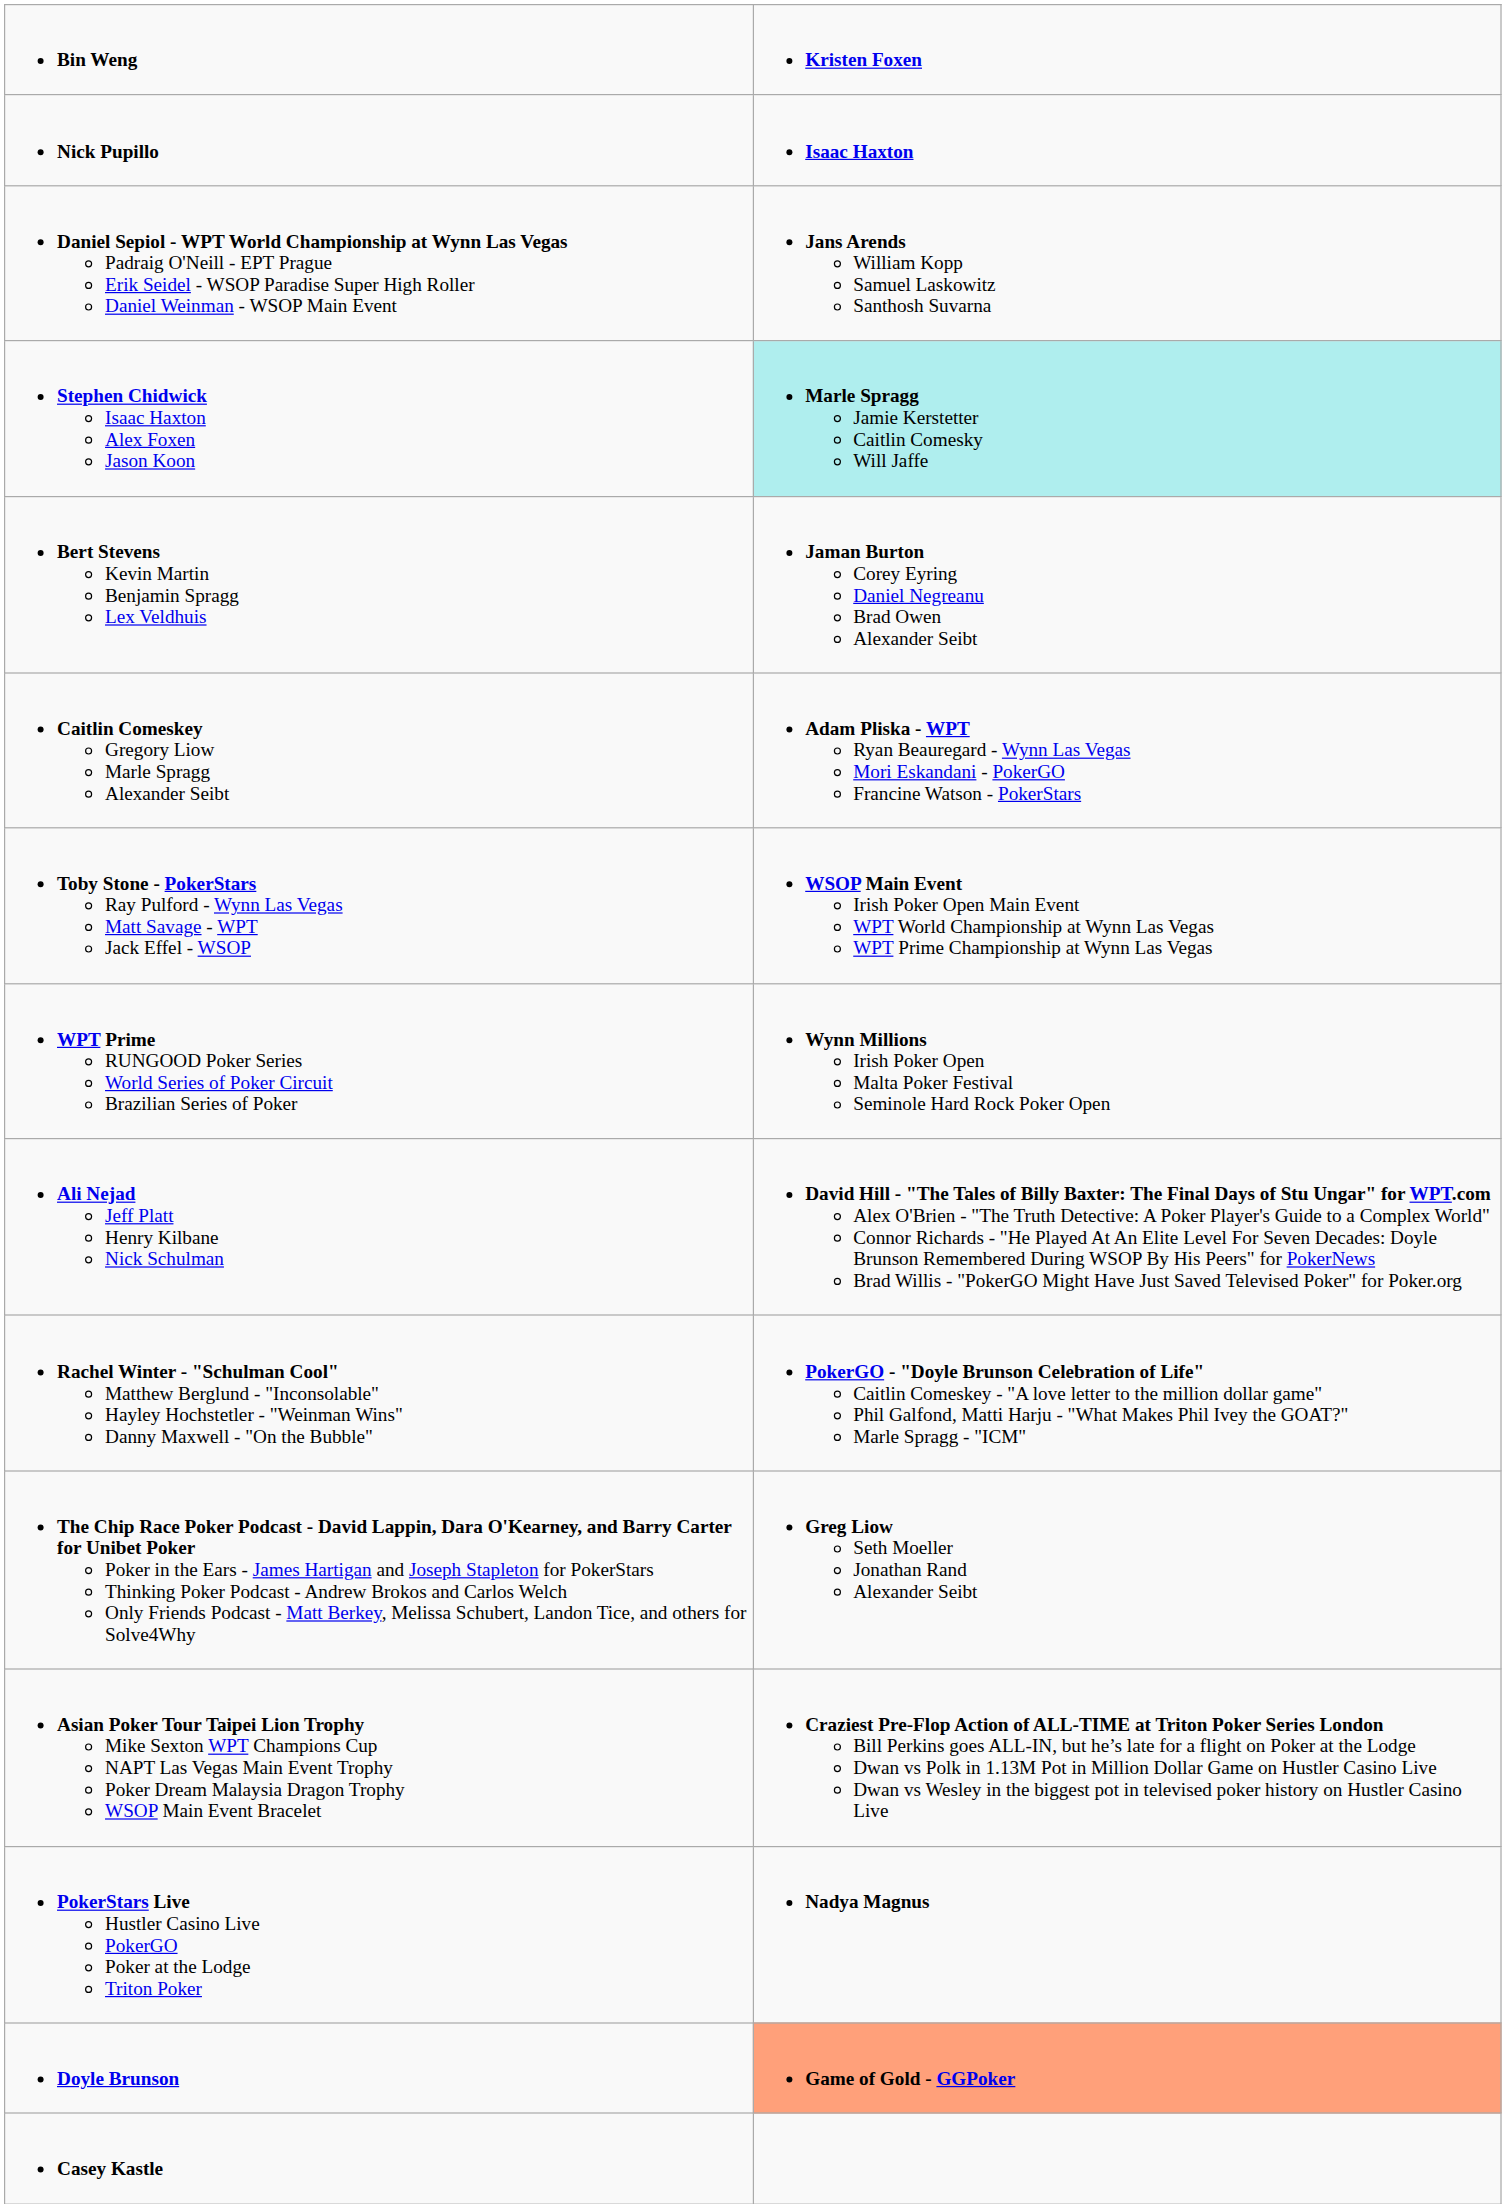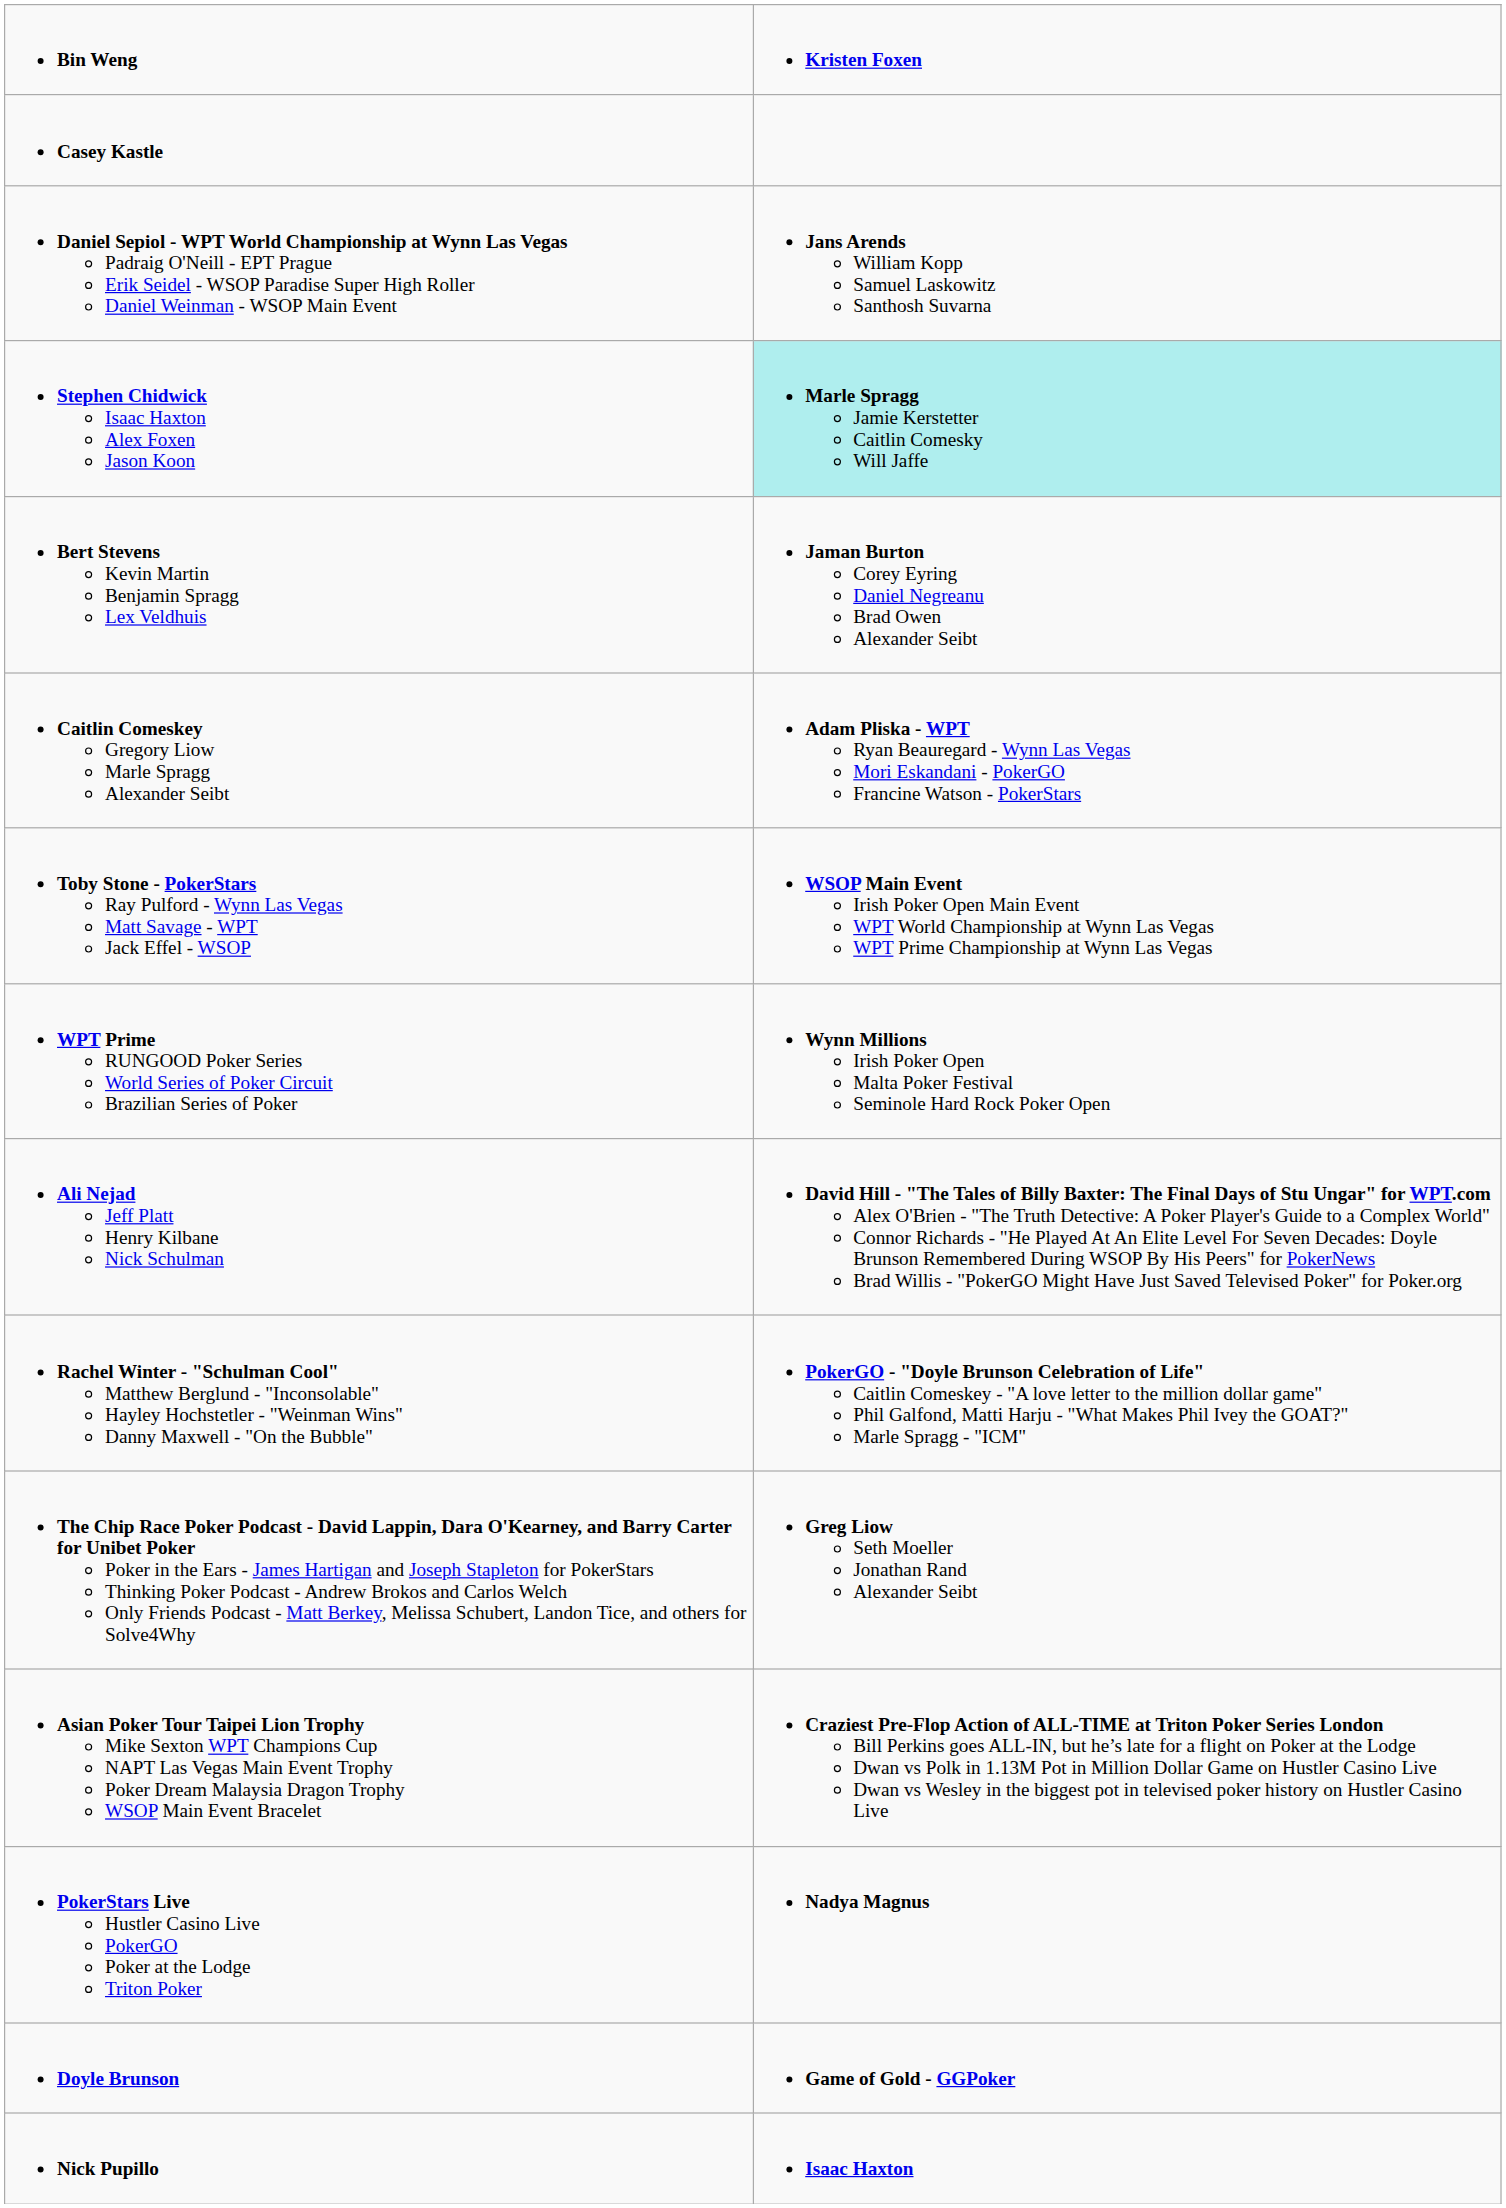rows swapped: (379, 151) <-> (379, 2169)
(1127, 2079) lightsalmon background -> (1127, 2079) no background
